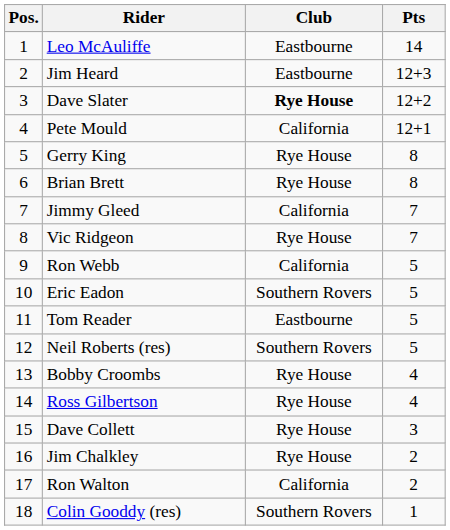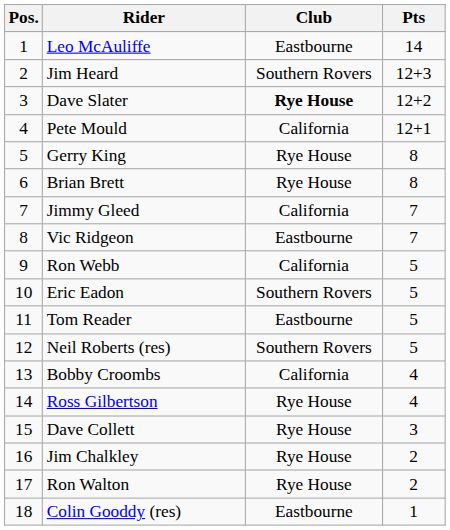(314, 73) Eastbourne -> (314, 73) Southern Rovers
(314, 237) Rye House -> (314, 237) Eastbourne
(314, 374) Rye House -> (314, 374) California
(314, 484) California -> (314, 484) Rye House
(314, 511) Southern Rovers -> (314, 511) Eastbourne
